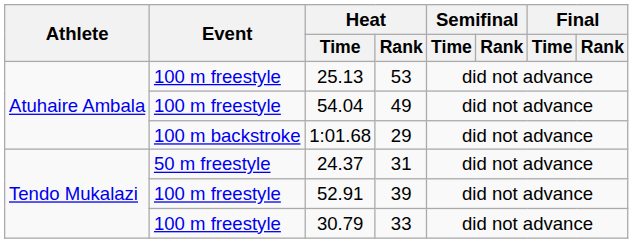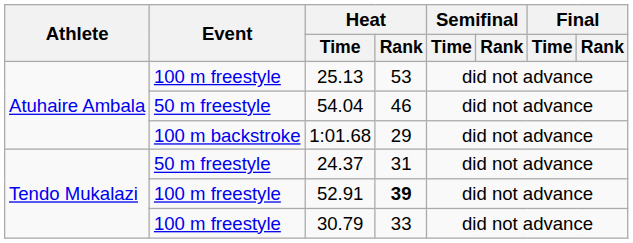(217, 106) 100 m freestyle -> (212, 106) 50 m freestyle
(401, 106) 49 -> (401, 106) 46
(401, 194) normal -> (401, 194) bold
